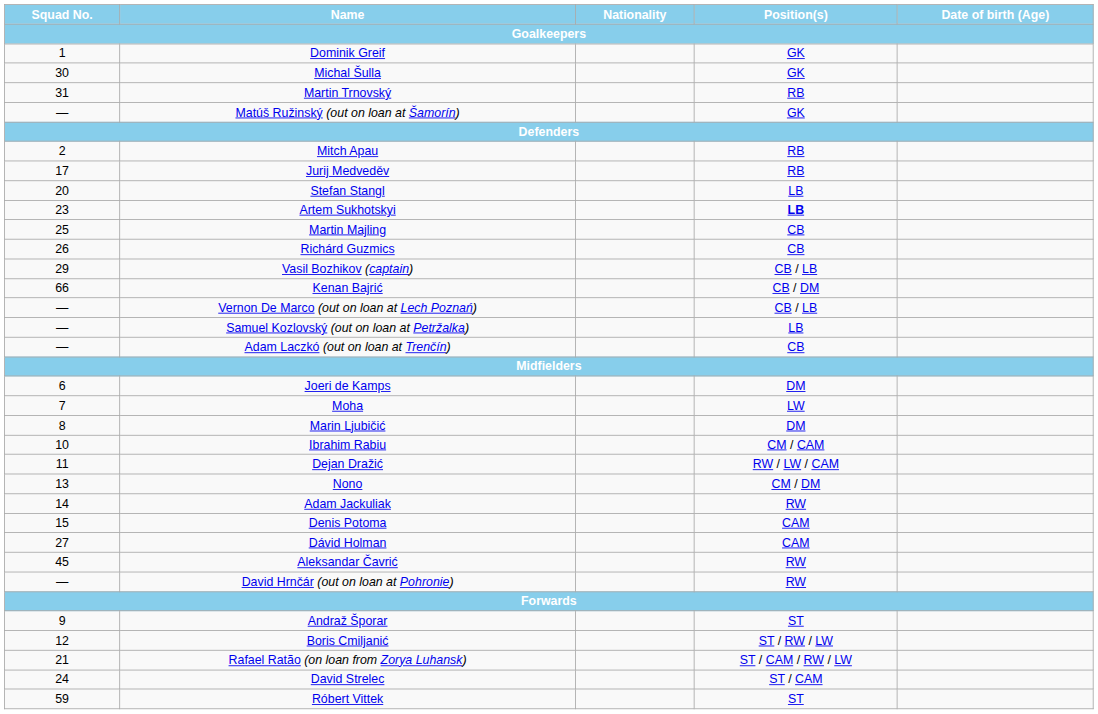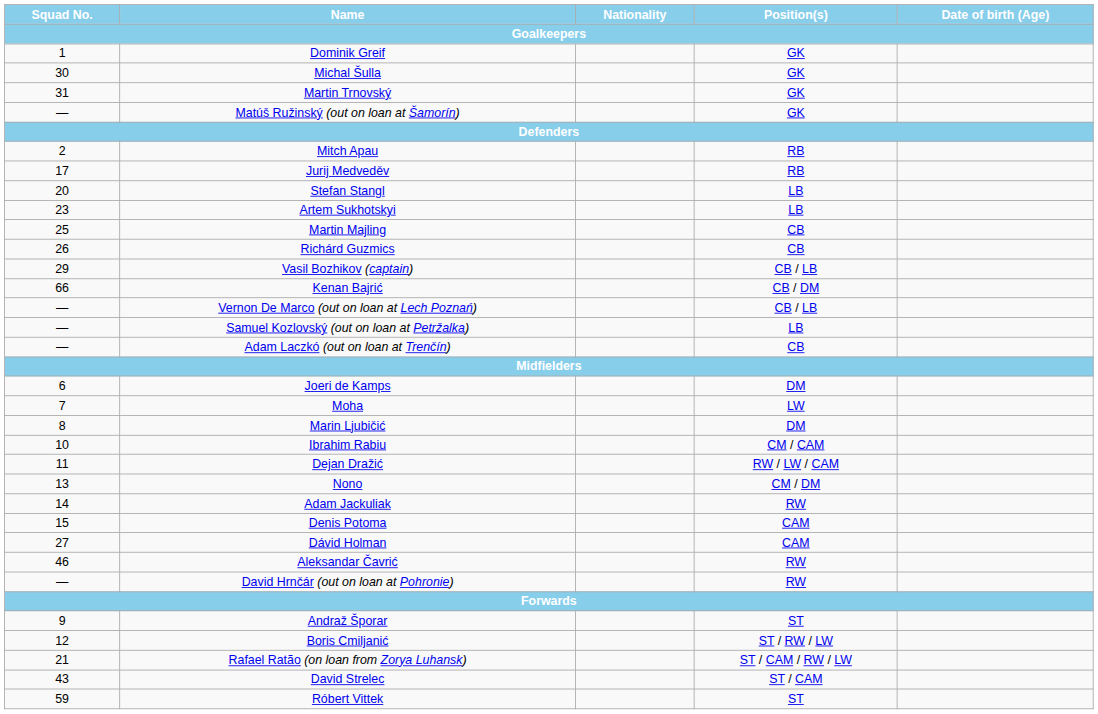(796, 93) RB -> (796, 93) GK
(796, 210) bold -> (796, 210) normal
(62, 562) 45 -> (62, 562) 46
(62, 680) 24 -> (62, 680) 43
